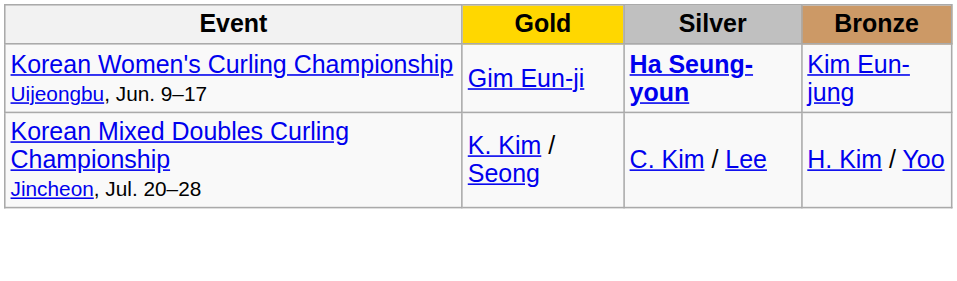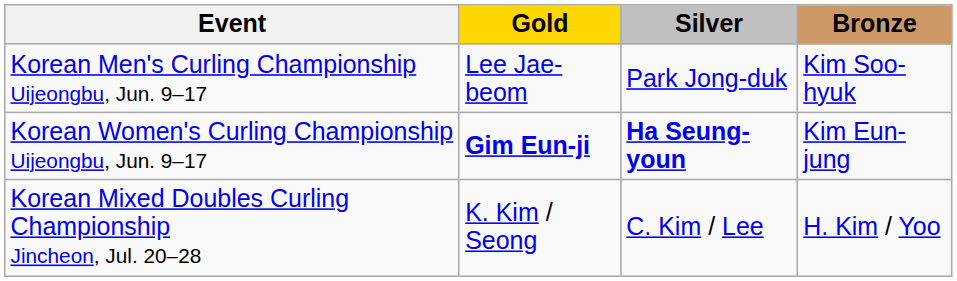+ row: (213, 77)
(526, 77) normal -> (528, 145) bold
